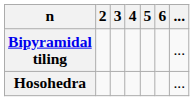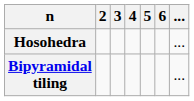rows swapped: (50, 83) <-> (50, 50)
